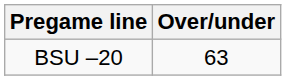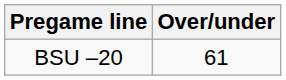(216, 57) 63 -> (216, 57) 61
